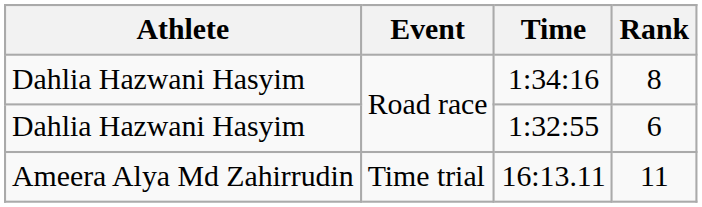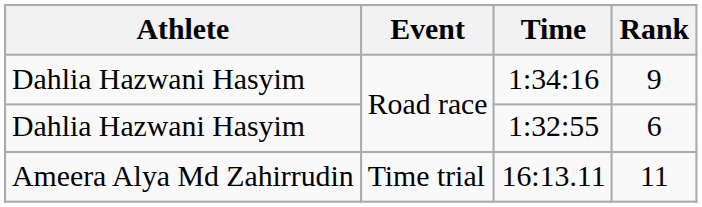(654, 78) 8 -> (654, 78) 9
